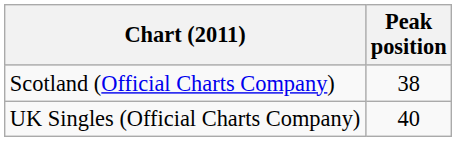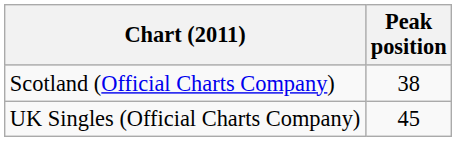(409, 118) 40 -> (409, 118) 45
